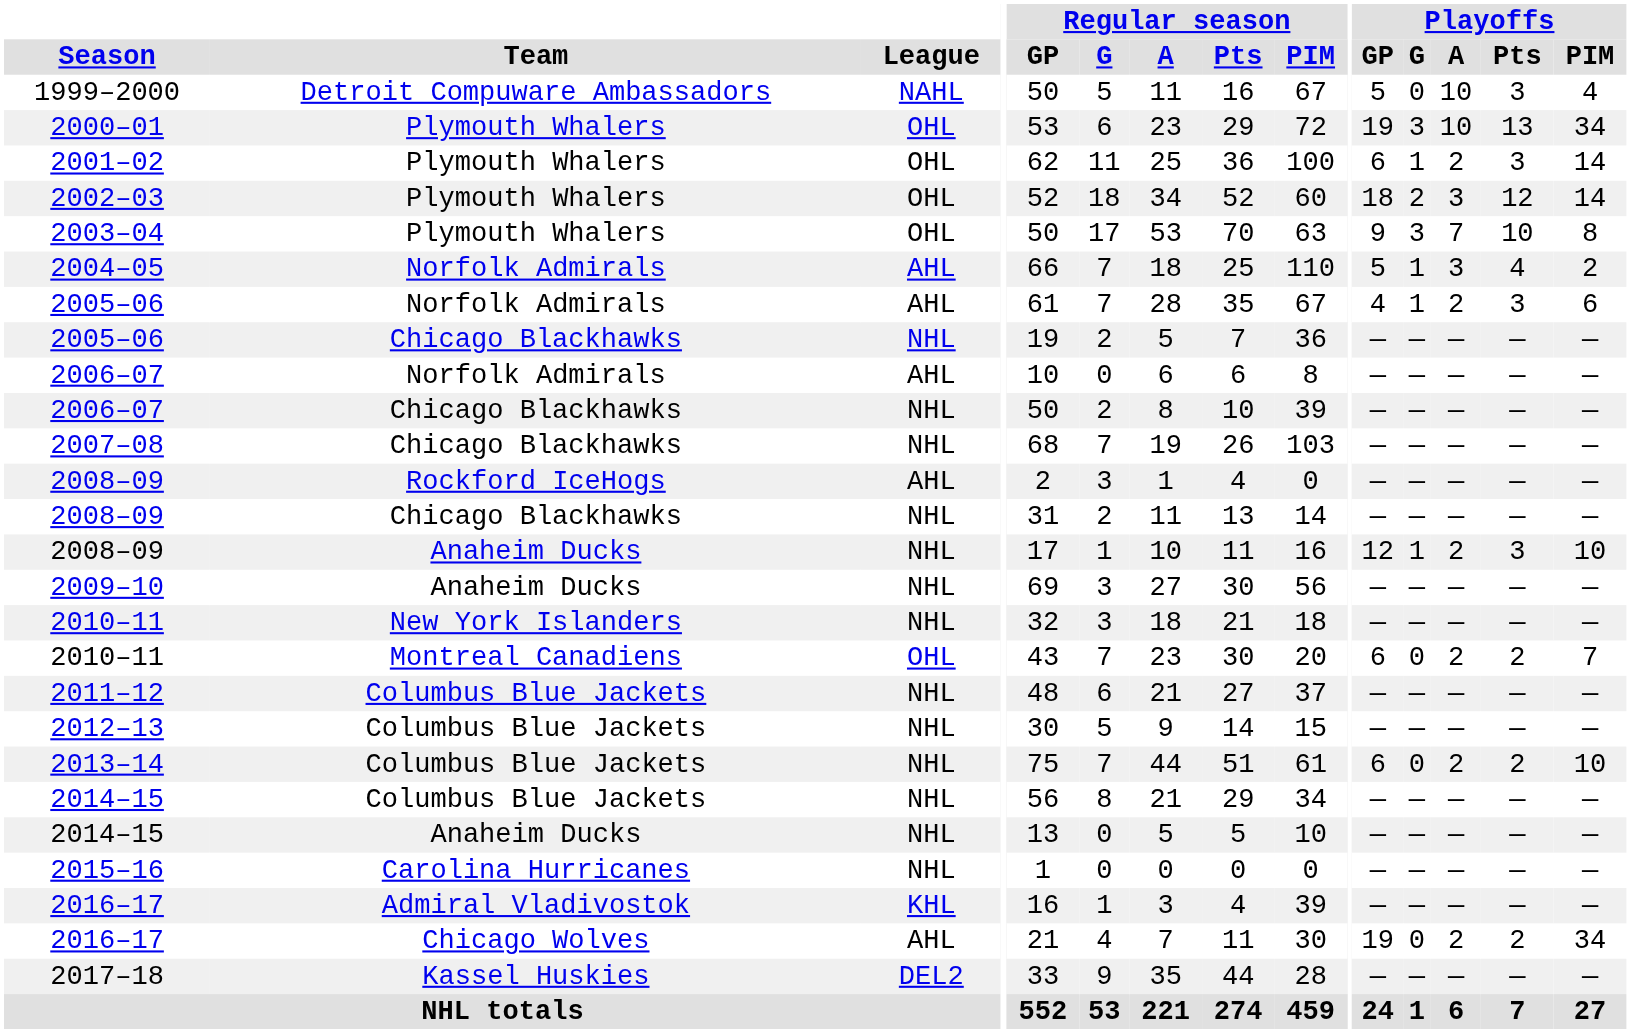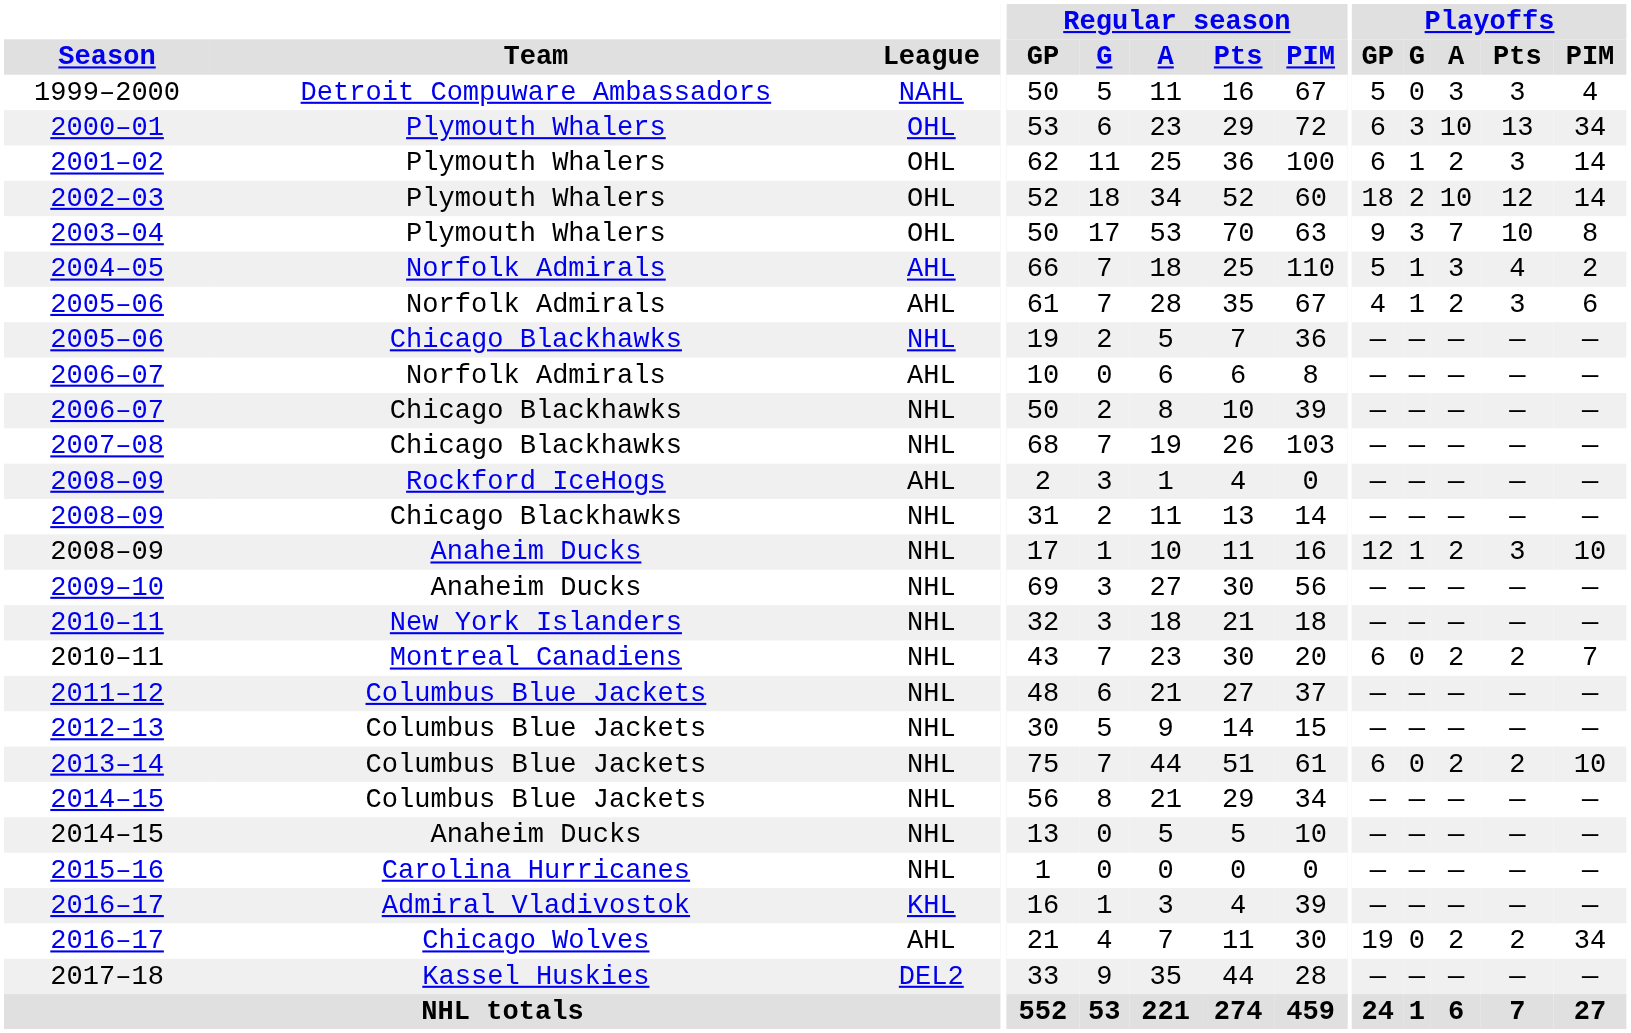(1456, 92) 10 -> (1456, 92) 3
(1378, 128) 19 -> (1378, 128) 6
(1456, 198) 3 -> (1456, 198) 10
(931, 658) OHL -> (931, 658) NHL
